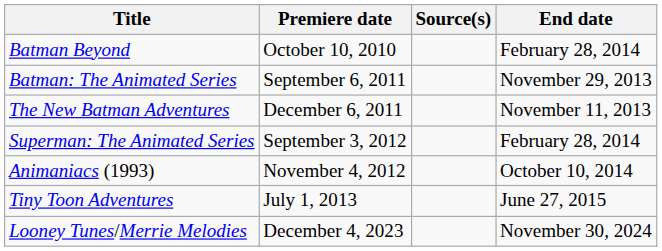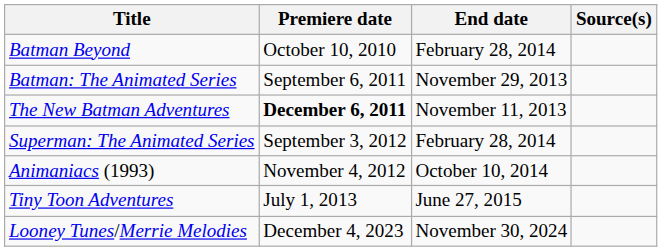columns swapped: (576, 19) <-> (453, 19)
(333, 110) normal -> (335, 110) bold
